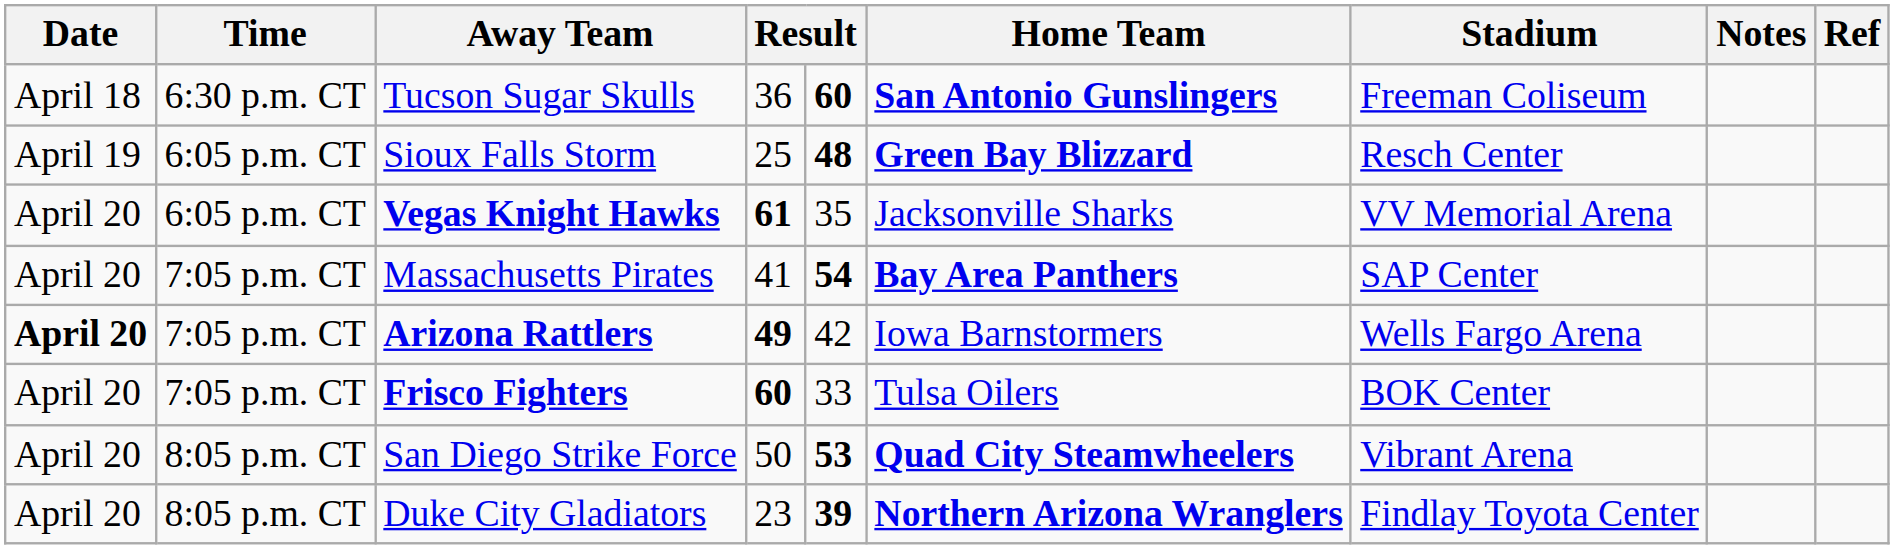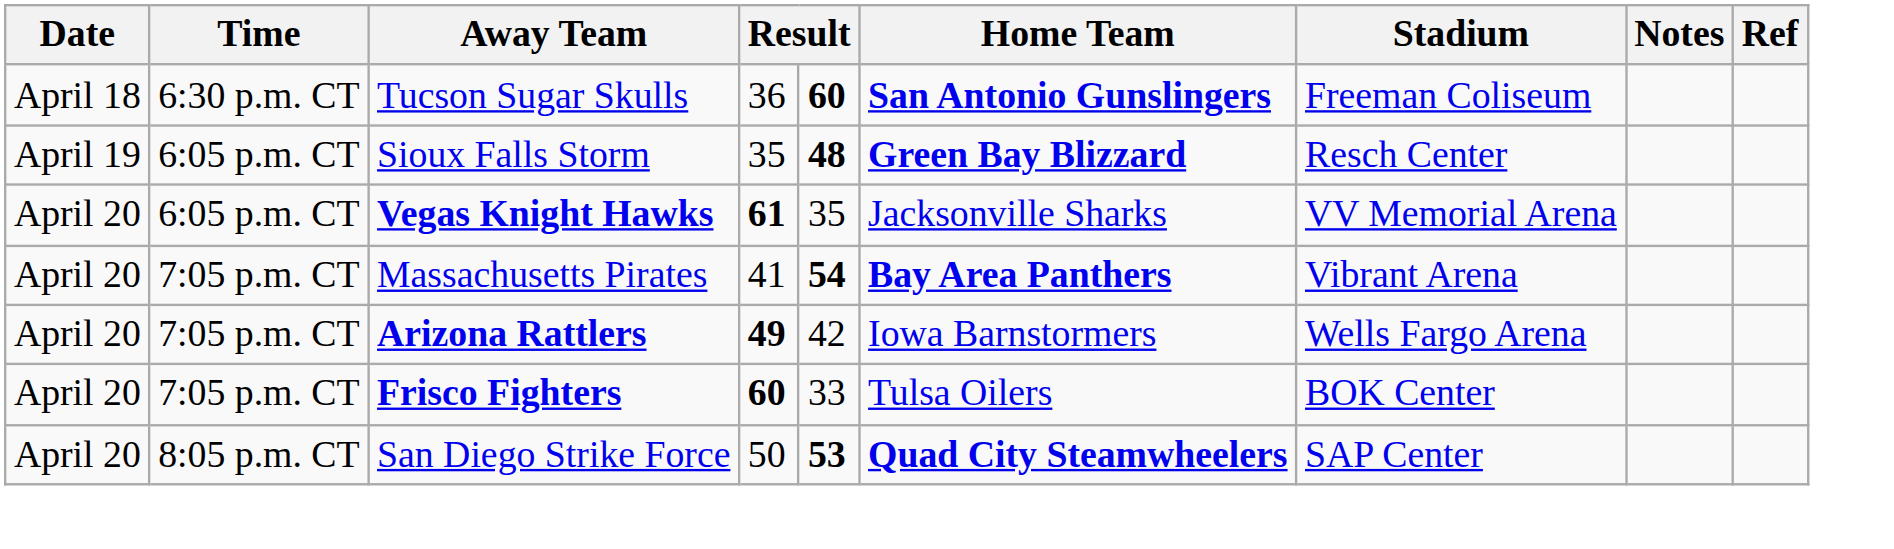(773, 154) 25 -> (767, 154) 35
(1449, 273) SAP Center -> (1411, 273) Vibrant Arena
(80, 333) bold -> (77, 333) normal
(1467, 453) Vibrant Arena -> (1394, 453) SAP Center
- row: (545, 513)
